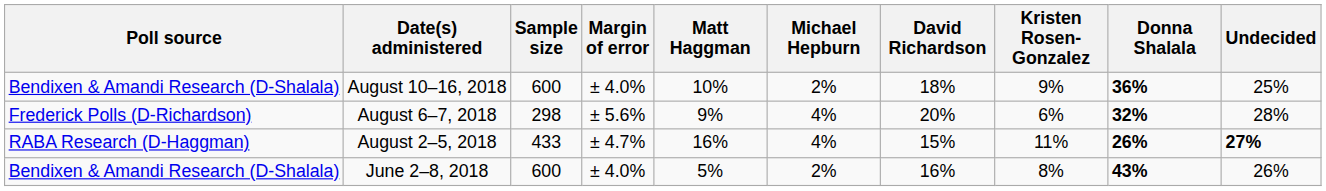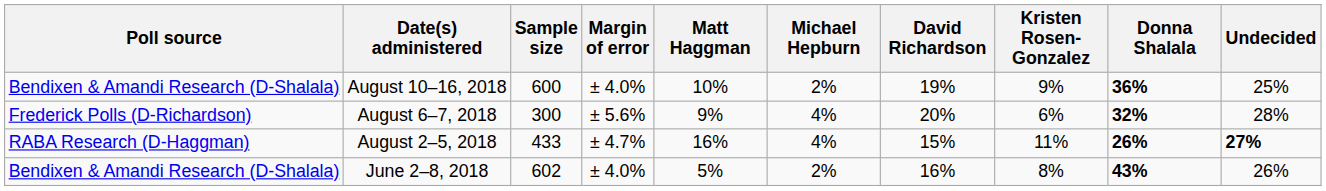(937, 86) 18% -> (937, 86) 19%
(546, 114) 298 -> (546, 114) 300
(546, 171) 600 -> (546, 171) 602
